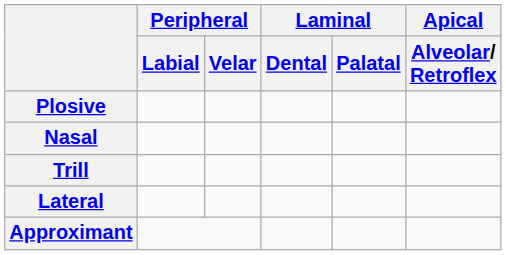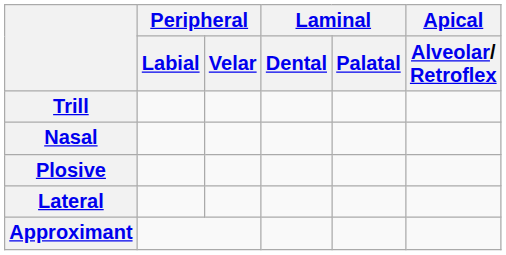rows swapped: (71, 106) <-> (71, 169)
